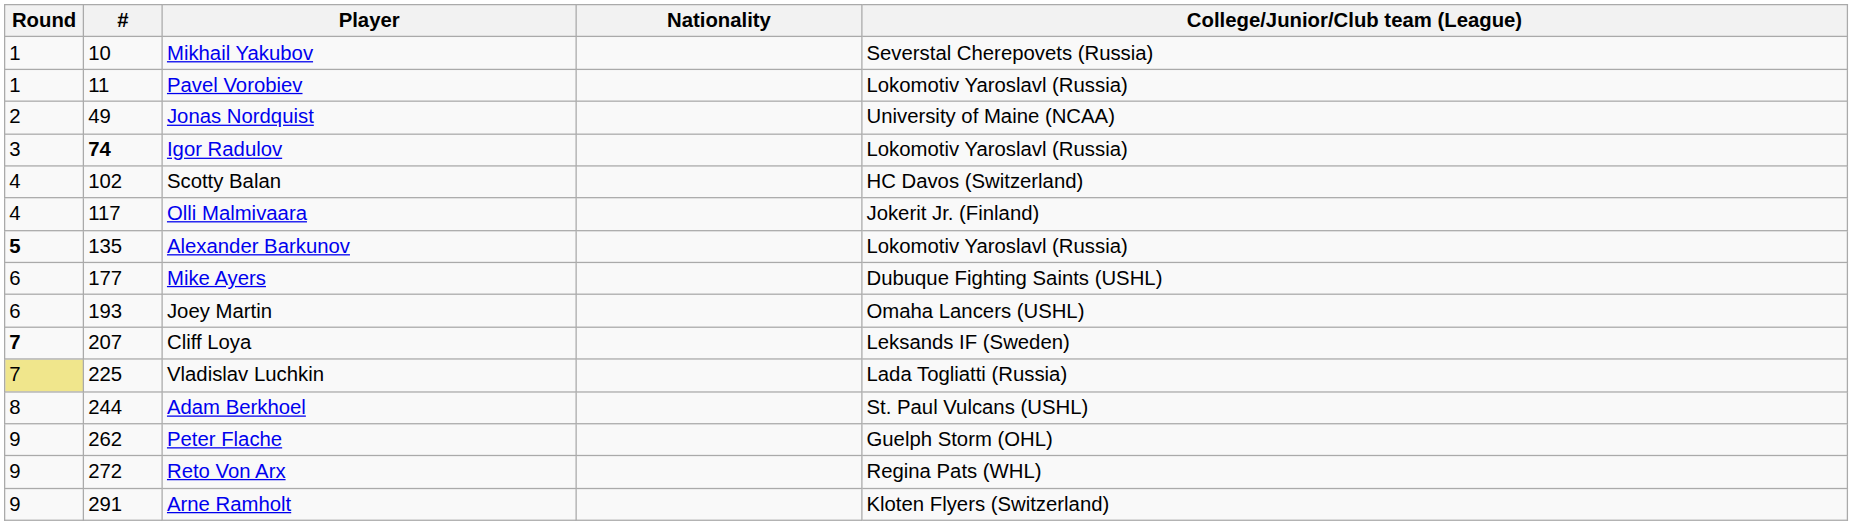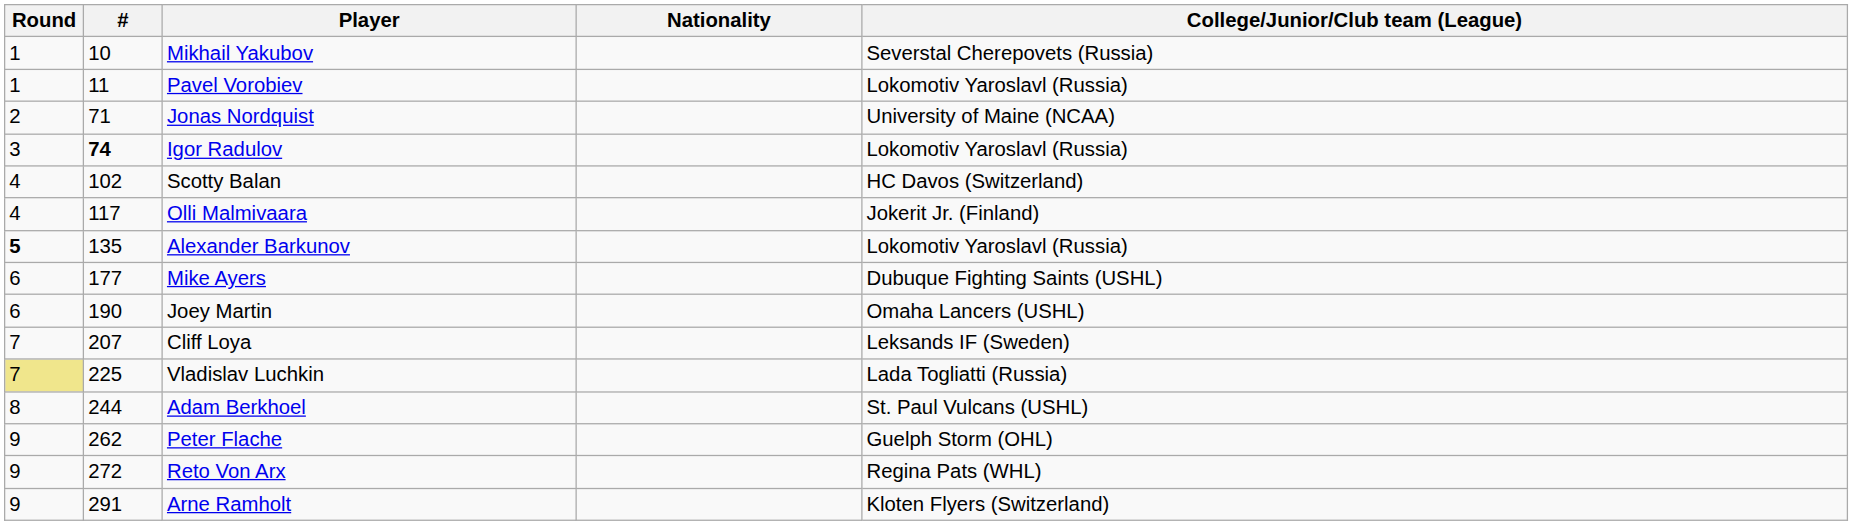(99, 117) 49 -> (99, 117) 71
(105, 310) 193 -> (105, 310) 190
(15, 342) bold -> (15, 342) normal
